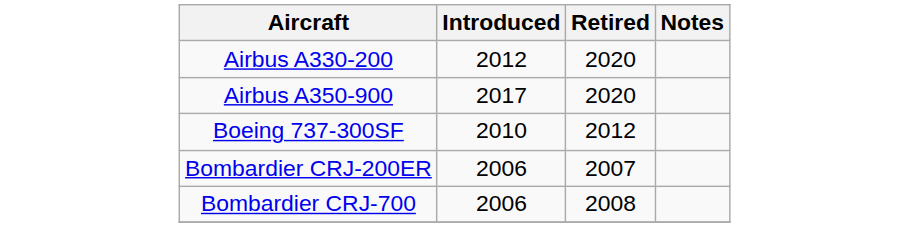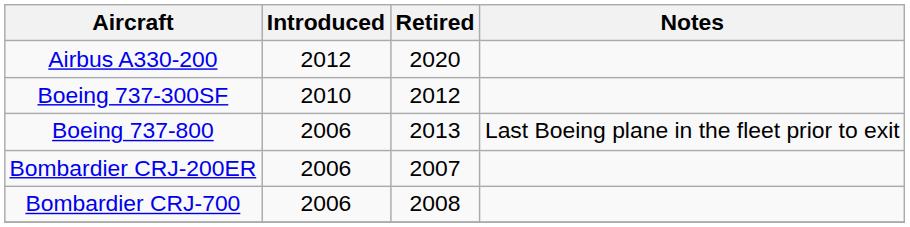- row: (308, 95)
+ row: (133, 131)
